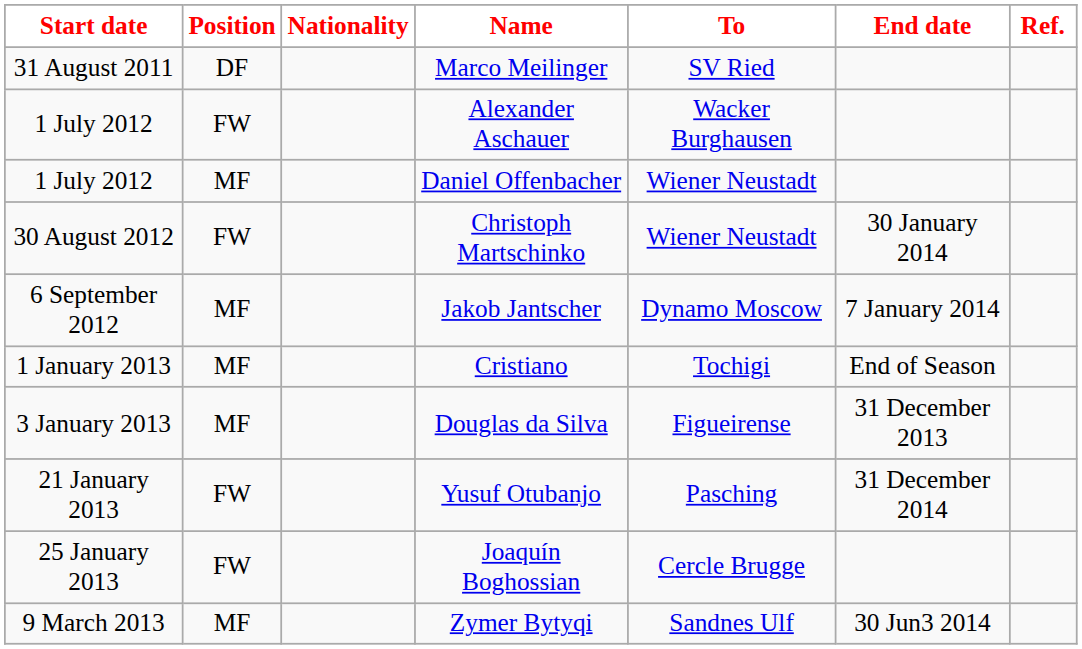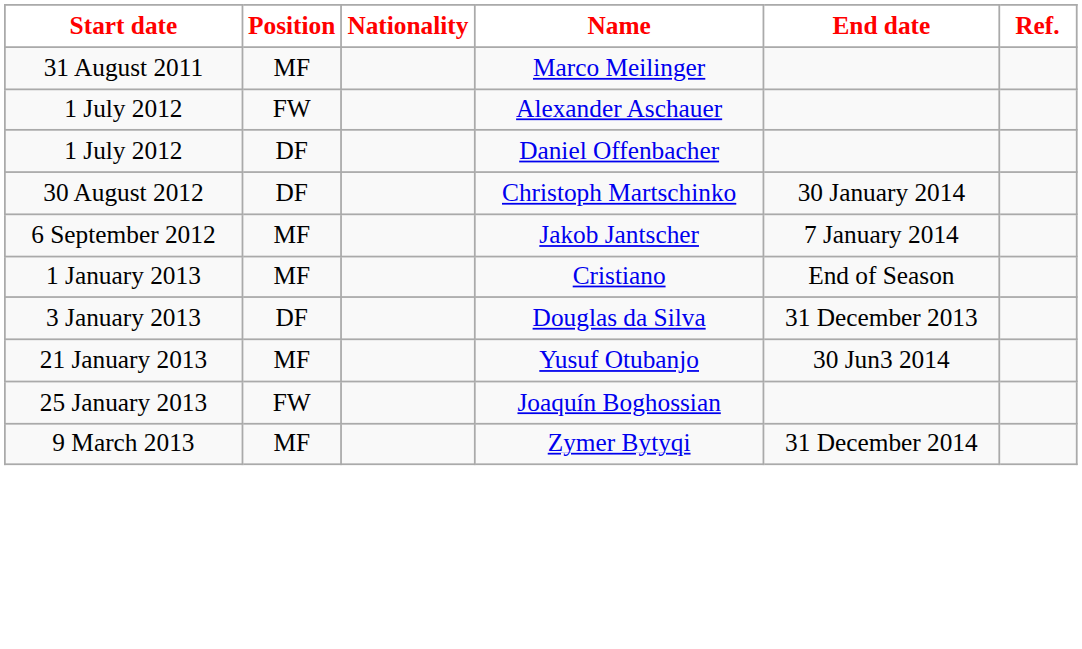- column: (732, 25)
(232, 67) DF -> (292, 67) MF
(232, 181) MF -> (292, 151) DF
(232, 237) FW -> (292, 192) DF
(232, 423) MF -> (292, 318) DF
(232, 494) FW -> (292, 360) MF
(922, 494) 31 December 2014 -> (881, 360) 30 Jun3 2014
(922, 623) 30 Jun3 2014 -> (881, 443) 31 December 2014
